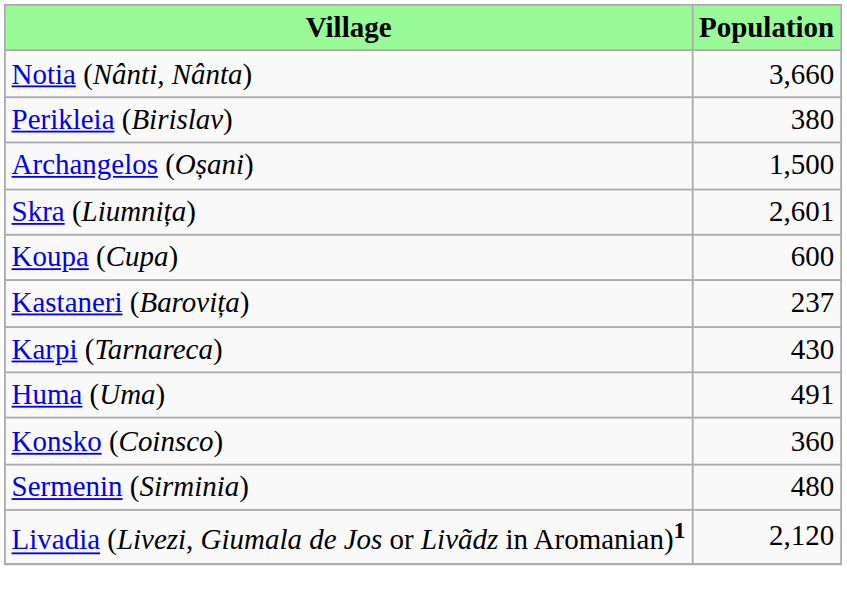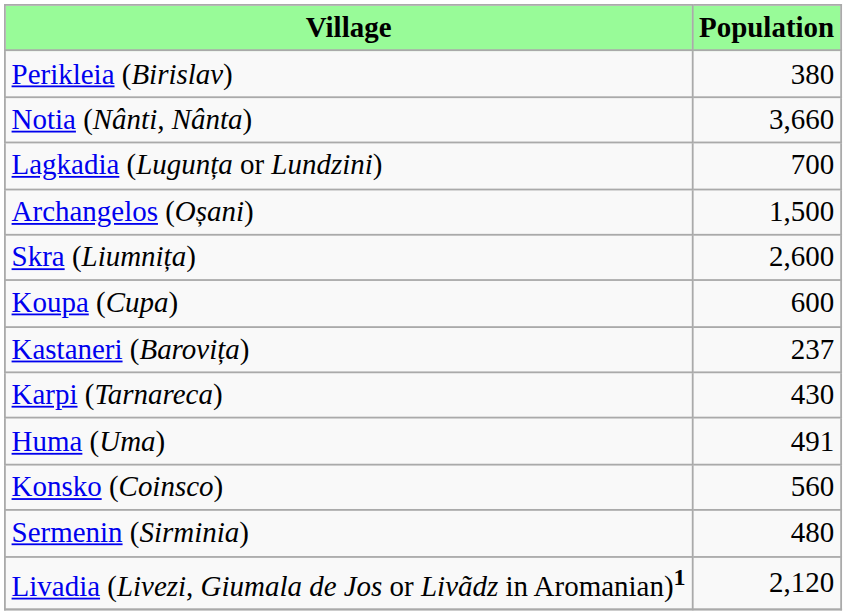rows swapped: (132, 73) <-> (122, 119)
+ row: (197, 165)
(802, 211) 2,601 -> (802, 257) 2,600
(812, 440) 360 -> (812, 486) 560
